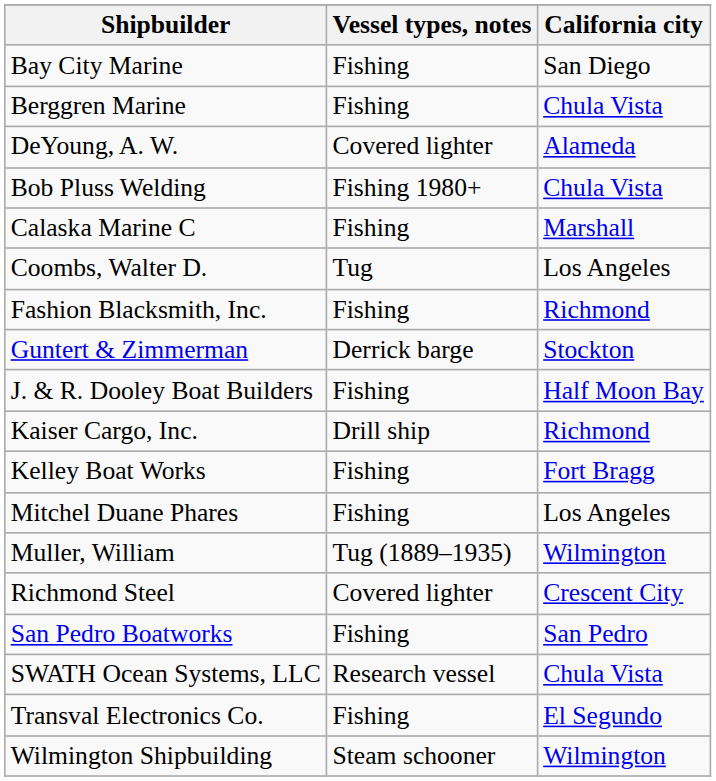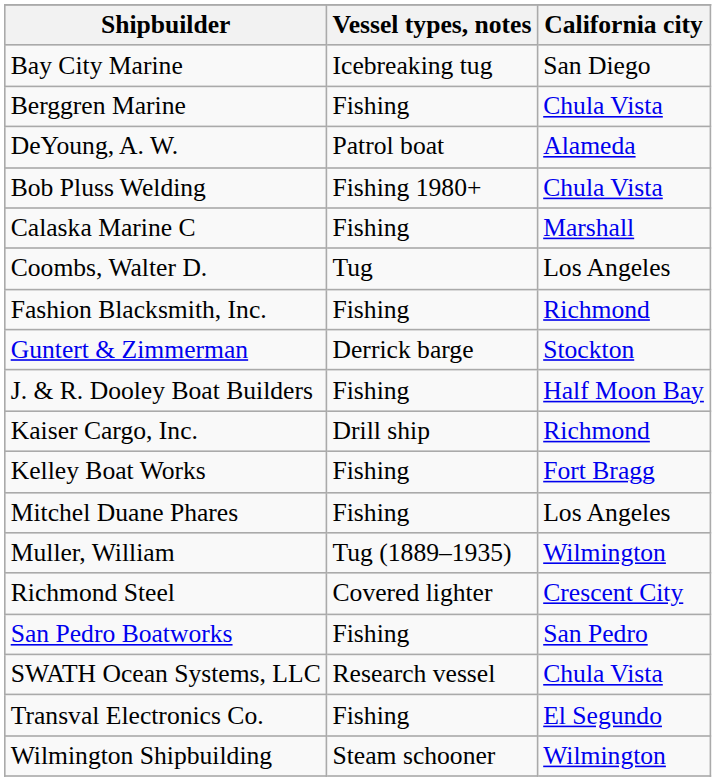(371, 65) Fishing -> (412, 65) Icebreaking tug
(412, 146) Covered lighter -> (388, 146) Patrol boat
